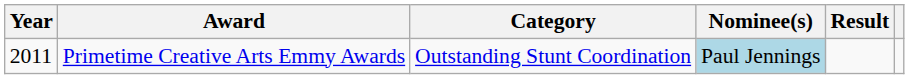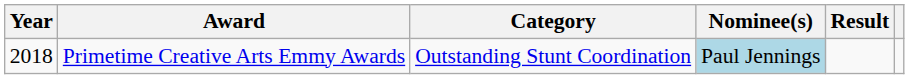(31, 55) 2011 -> (31, 55) 2018
